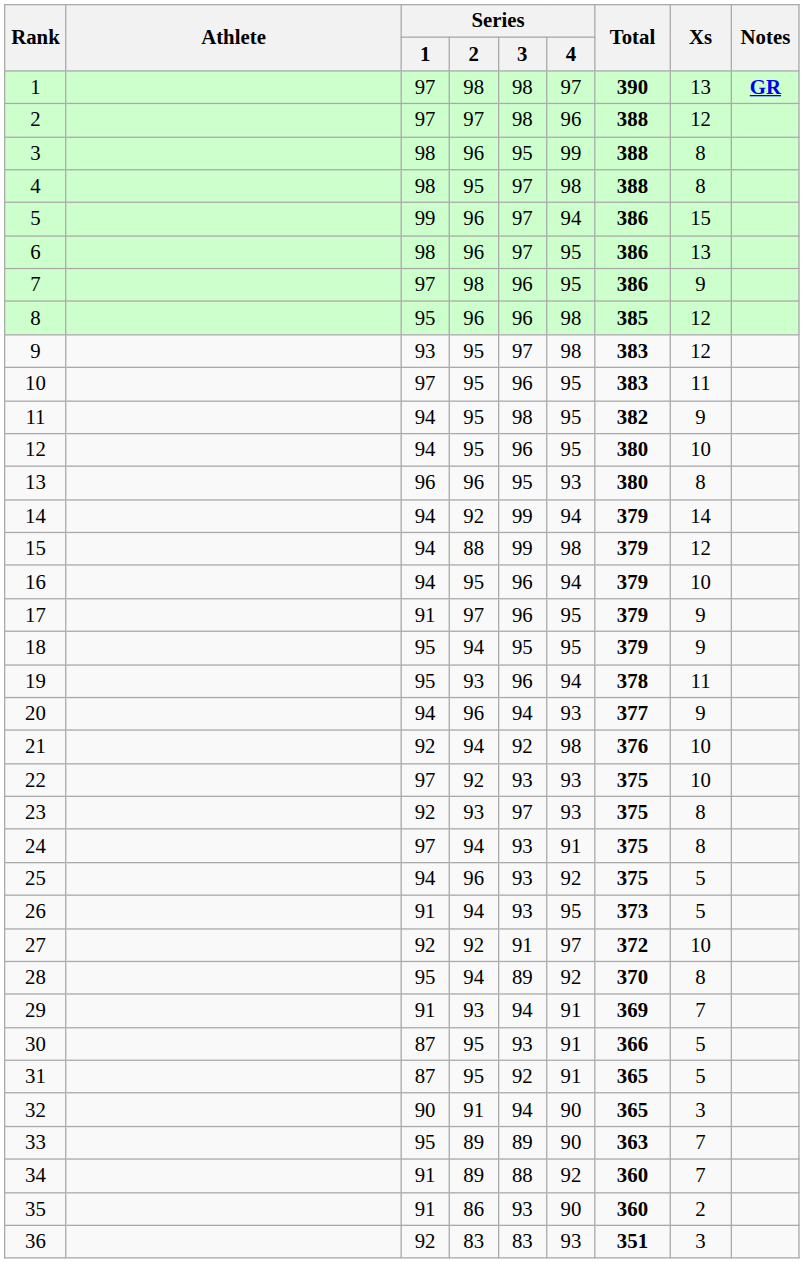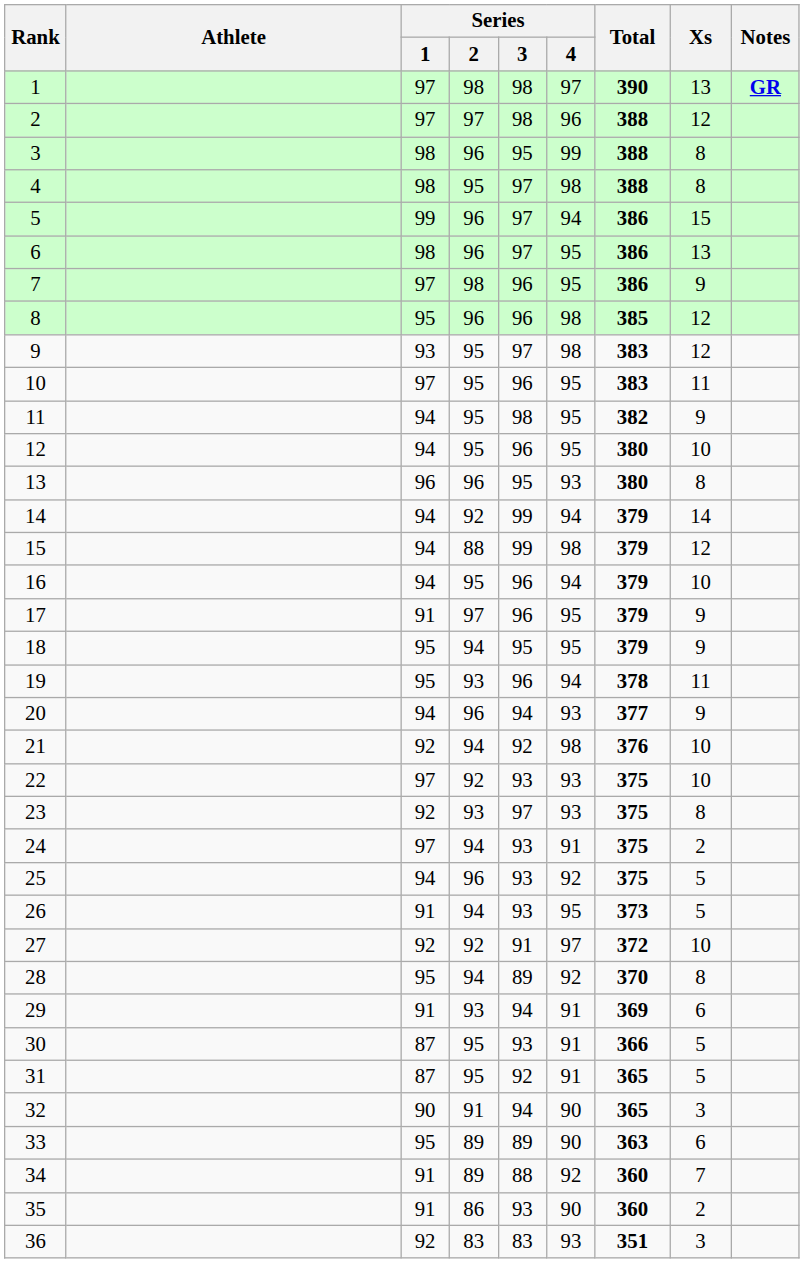(701, 845) 8 -> (701, 845) 2
(701, 1010) 7 -> (701, 1010) 6
(701, 1142) 7 -> (701, 1142) 6
